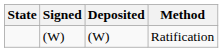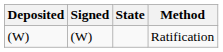columns swapped: (22, 15) <-> (116, 15)
